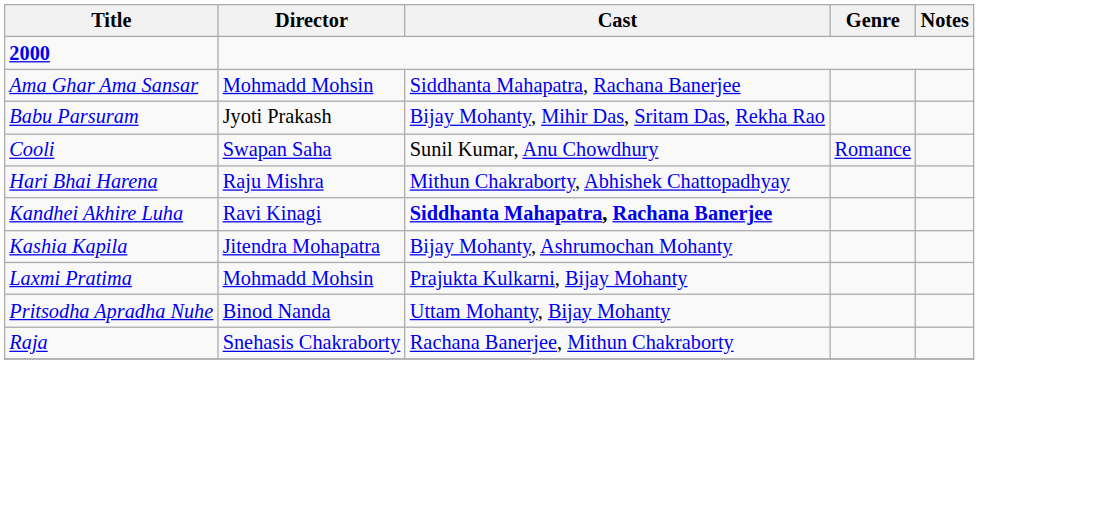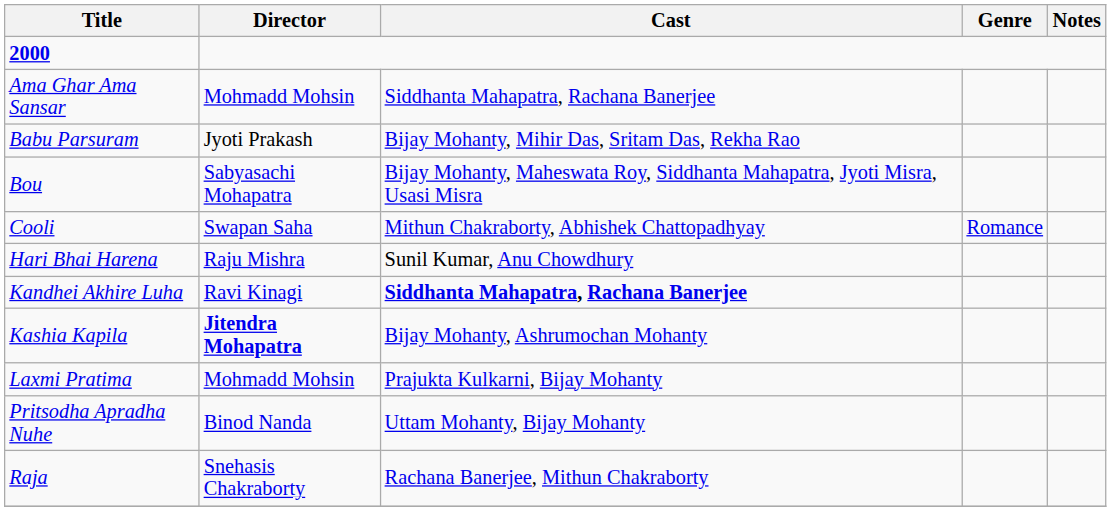+ row: (26, 183)
(534, 149) Sunil Kumar, Anu Chowdhury -> (575, 227) Mithun Chakraborty, Abhishek Chattopadhyay
(600, 181) Mithun Chakraborty, Abhishek Chattopadhyay -> (509, 259) Sunil Kumar, Anu Chowdhury
(301, 246) normal -> (253, 335) bold
